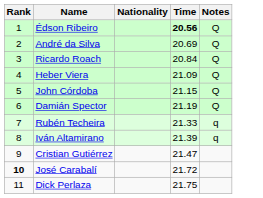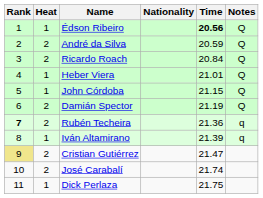+ column: (46, 12)
(185, 43) 20.69 -> (211, 43) 20.59
(185, 75) 21.09 -> (211, 75) 21.01
(19, 122) normal -> (19, 122) bold
(185, 122) 21.33 -> (211, 122) 21.36
(19, 153) no background -> (19, 153) khaki background
(19, 169) bold -> (19, 169) normal
(185, 169) 21.72 -> (211, 169) 21.74
